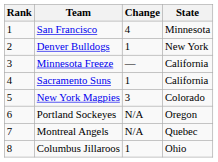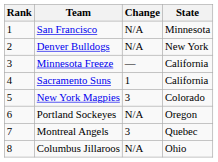(127, 30) 4 -> (134, 30) N/A
(127, 47) 1 -> (134, 47) N/A
(134, 132) N/A -> (127, 132) 3
(127, 149) 1 -> (134, 149) N/A
